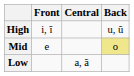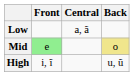rows swapped: (18, 29) <-> (18, 63)
(47, 46) no background -> (47, 46) lightgreen background
